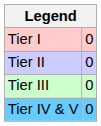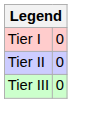- row: (43, 109)
